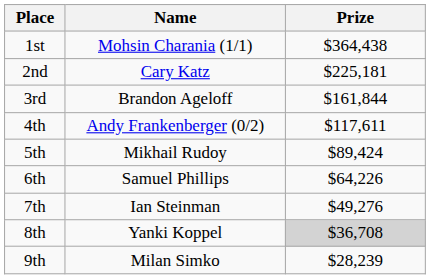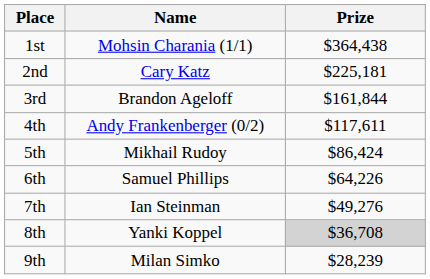(355, 152) $89,424 -> (355, 152) $86,424
